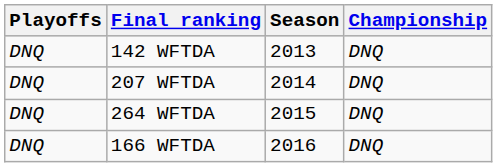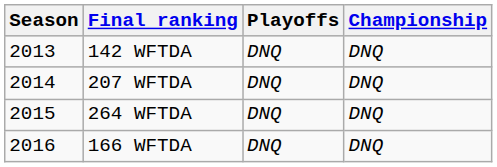columns swapped: (305, 20) <-> (56, 20)
